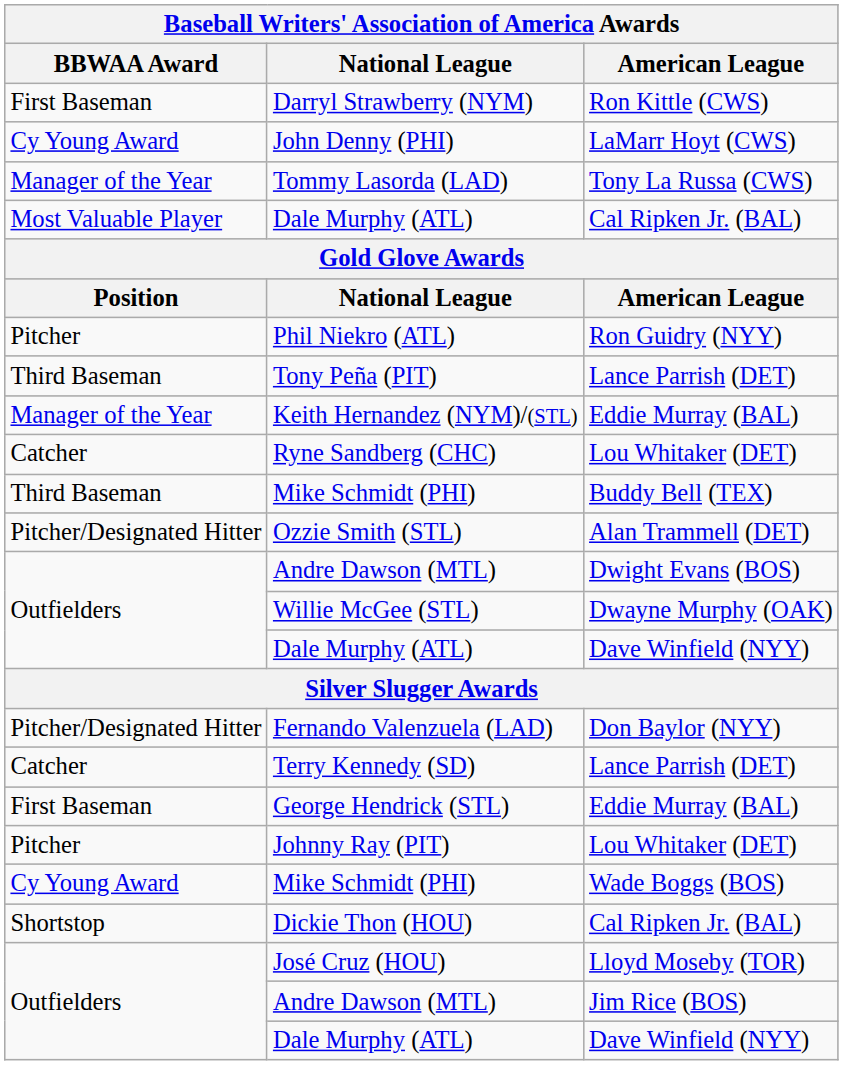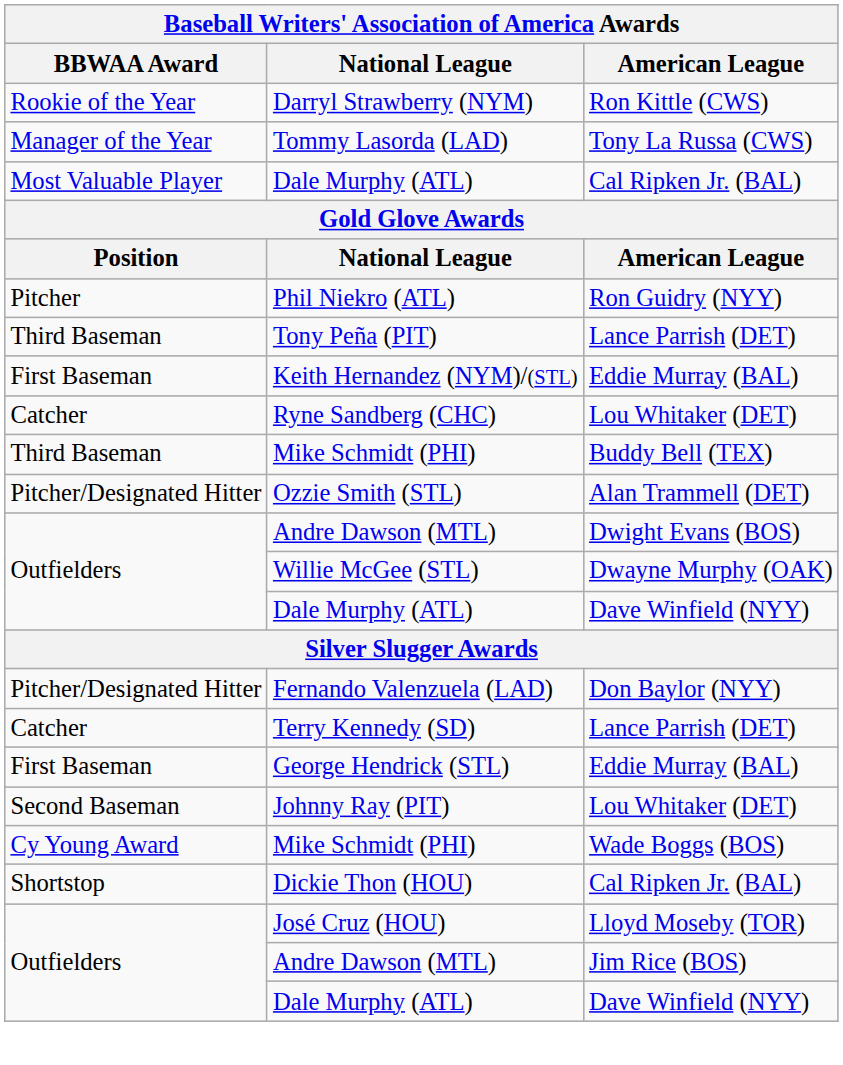(81, 102) First Baseman -> (103, 102) Rookie of the Year
- row: (363, 141)
(111, 414) Manager of the Year -> (81, 375) First Baseman
(45, 844) Pitcher -> (95, 805) Second Baseman
